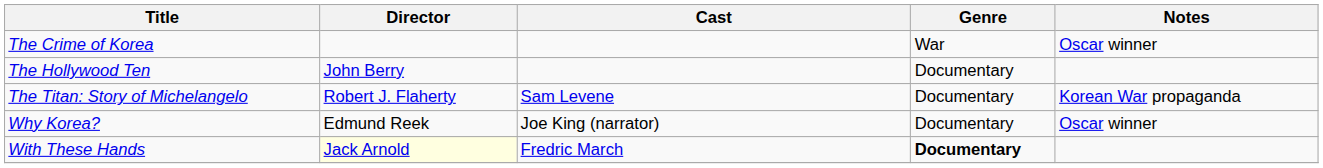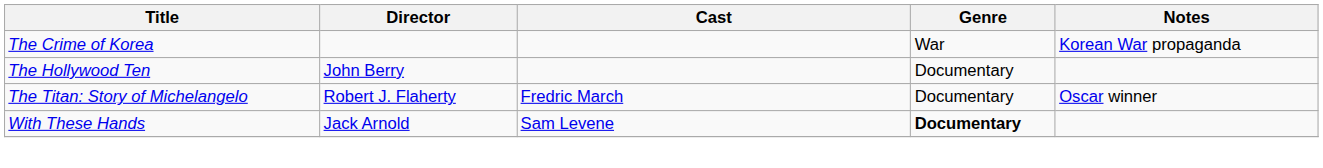(1108, 44) Oscar winner -> (1150, 44) Korean War propaganda
(567, 96) Sam Levene -> (572, 96) Fredric March
(1150, 96) Korean War propaganda -> (1108, 96) Oscar winner
- row: (54, 123)
(367, 149) lightyellow background -> (367, 123) no background
(572, 149) Fredric March -> (567, 123) Sam Levene
